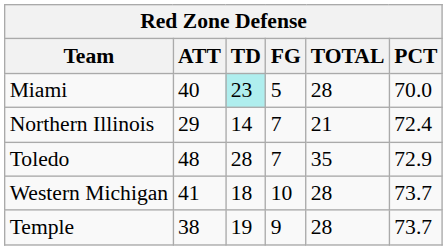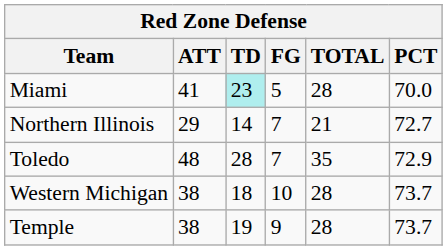(189, 90) 40 -> (189, 90) 41
(413, 124) 72.4 -> (413, 124) 72.7
(189, 192) 41 -> (189, 192) 38
